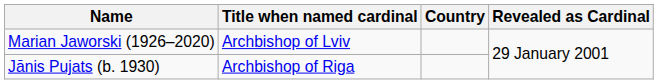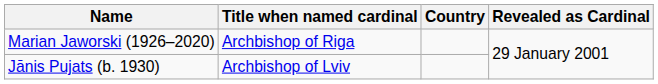(286, 41) Archbishop of Lviv -> (288, 41) Archbishop of Riga
(288, 66) Archbishop of Riga -> (286, 66) Archbishop of Lviv
